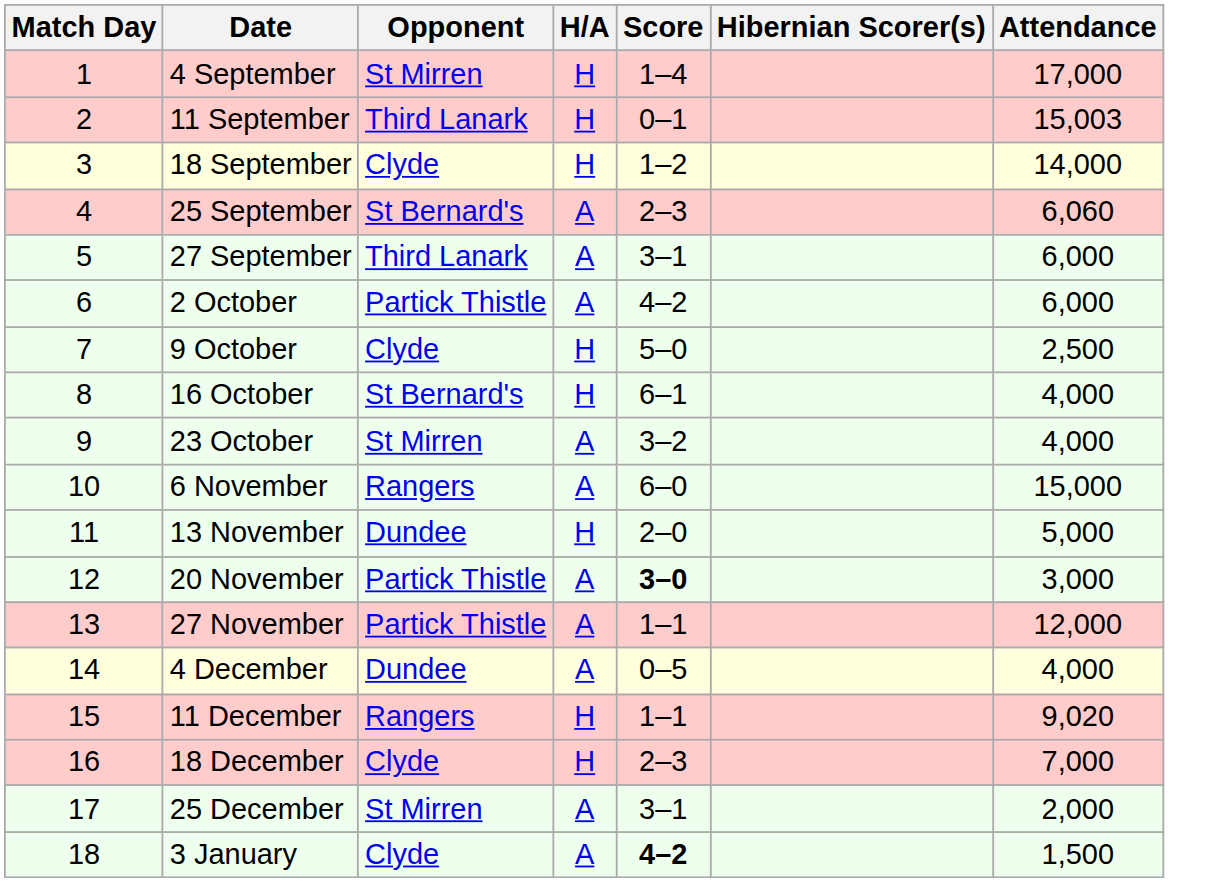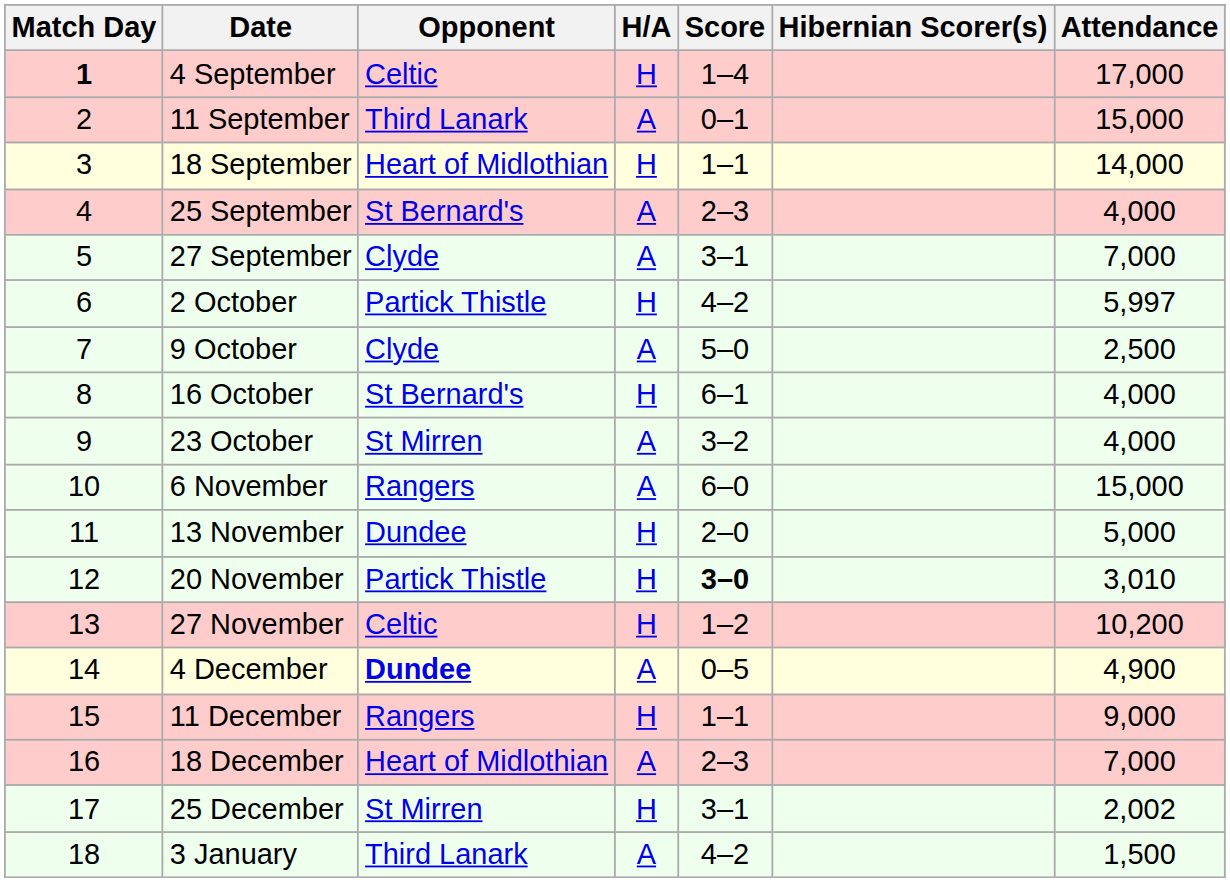(84, 73) normal -> (84, 73) bold
(424, 73) St Mirren -> (401, 73) Celtic
(585, 119) H -> (646, 119) A
(1078, 119) 15,003 -> (1140, 119) 15,000
(402, 165) Clyde -> (487, 165) Heart of Midlothian
(663, 165) 1–2 -> (725, 165) 1–1
(1078, 211) 6,060 -> (1140, 211) 4,000
(446, 257) Third Lanark -> (402, 257) Clyde
(1078, 257) 6,000 -> (1140, 257) 7,000
(585, 303) A -> (646, 303) H
(1078, 303) 6,000 -> (1140, 303) 5,997
(585, 348) H -> (646, 348) A
(585, 578) A -> (646, 578) H
(1078, 578) 3,000 -> (1140, 578) 3,010
(456, 624) Partick Thistle -> (401, 624) Celtic
(585, 624) A -> (646, 624) H
(663, 624) 1–1 -> (725, 624) 1–2
(1078, 624) 12,000 -> (1140, 624) 10,200
(416, 670) normal -> (418, 670) bold
(1078, 670) 4,000 -> (1140, 670) 4,900
(1078, 716) 9,020 -> (1140, 716) 9,000
(402, 762) Clyde -> (487, 762) Heart of Midlothian
(585, 762) H -> (646, 762) A
(585, 808) A -> (646, 808) H
(1078, 808) 2,000 -> (1140, 808) 2,002
(402, 854) Clyde -> (446, 854) Third Lanark
(663, 854) bold -> (725, 854) normal
